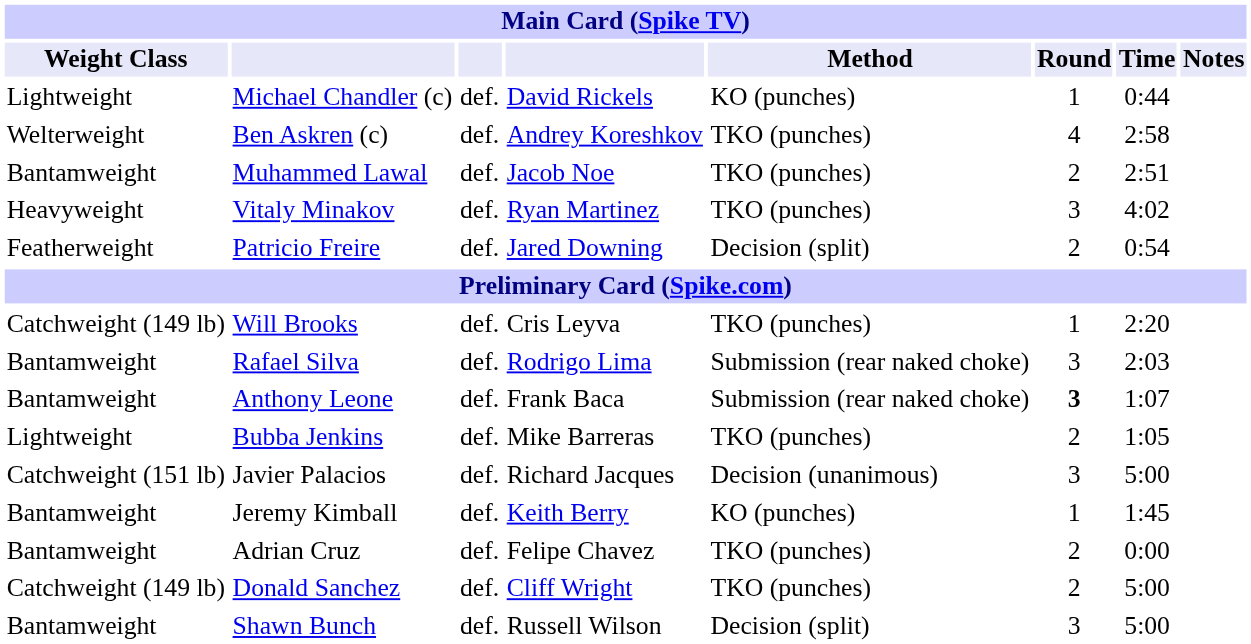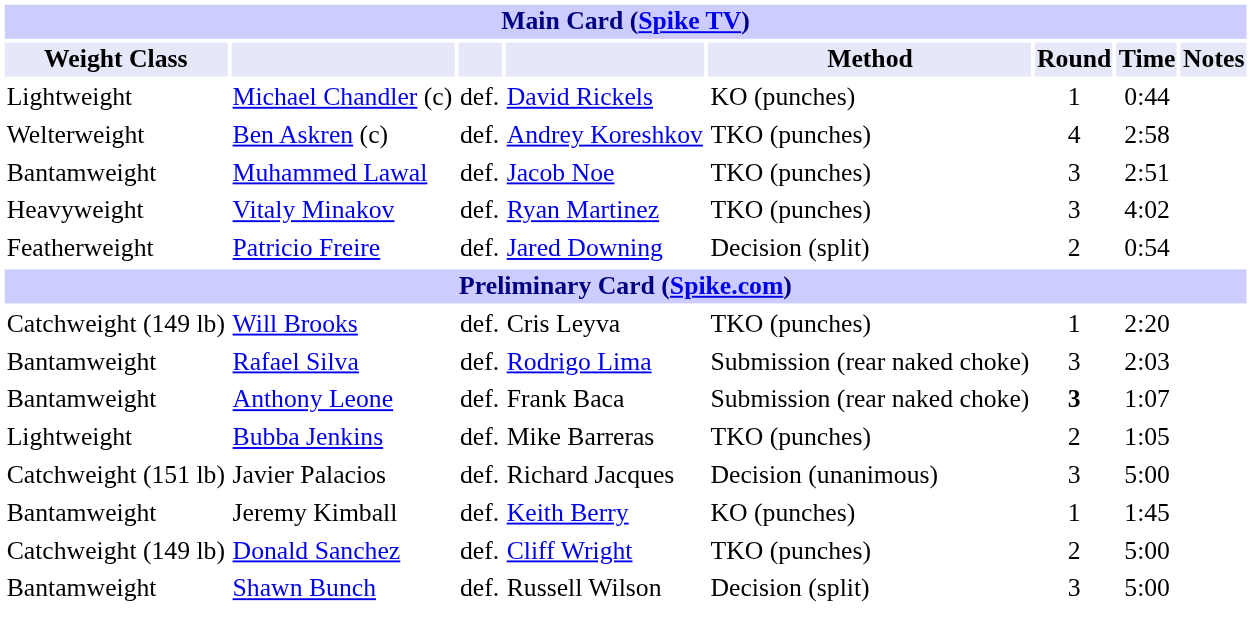(1074, 172) 2 -> (1074, 172) 3
- row: (296, 550)
